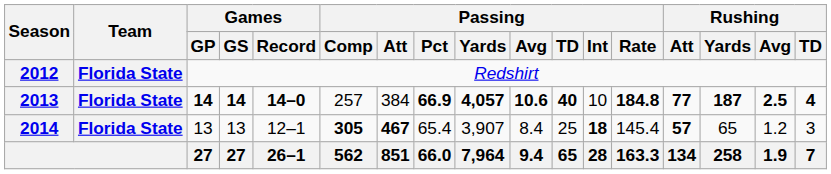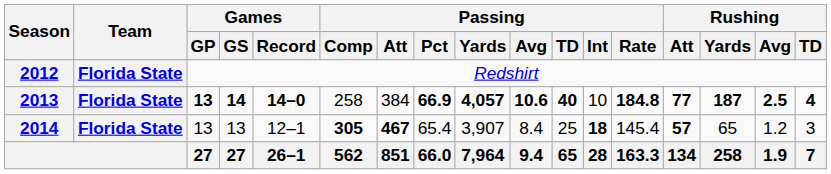(203, 100) 14 -> (203, 100) 13
(348, 100) 257 -> (348, 100) 258
